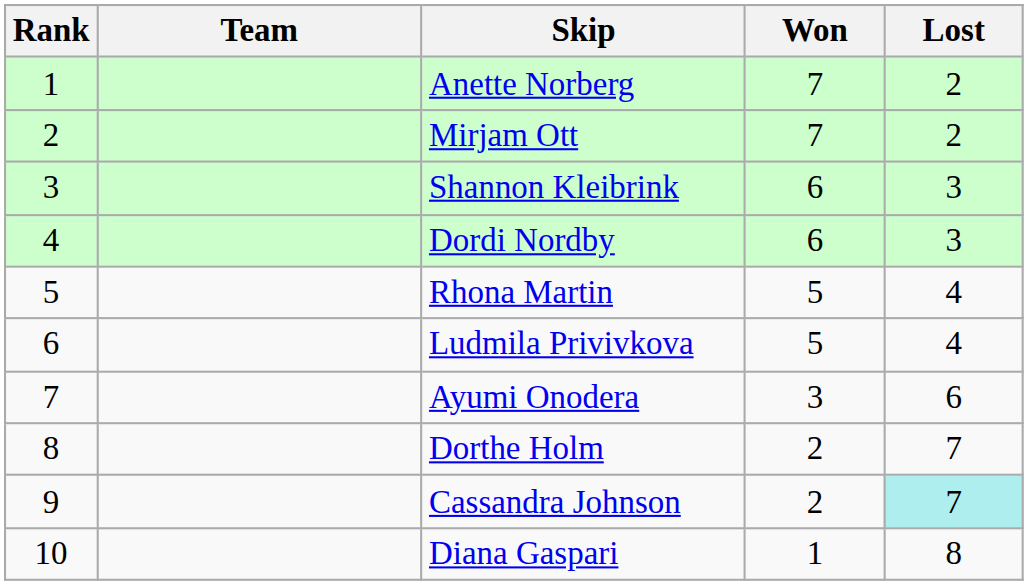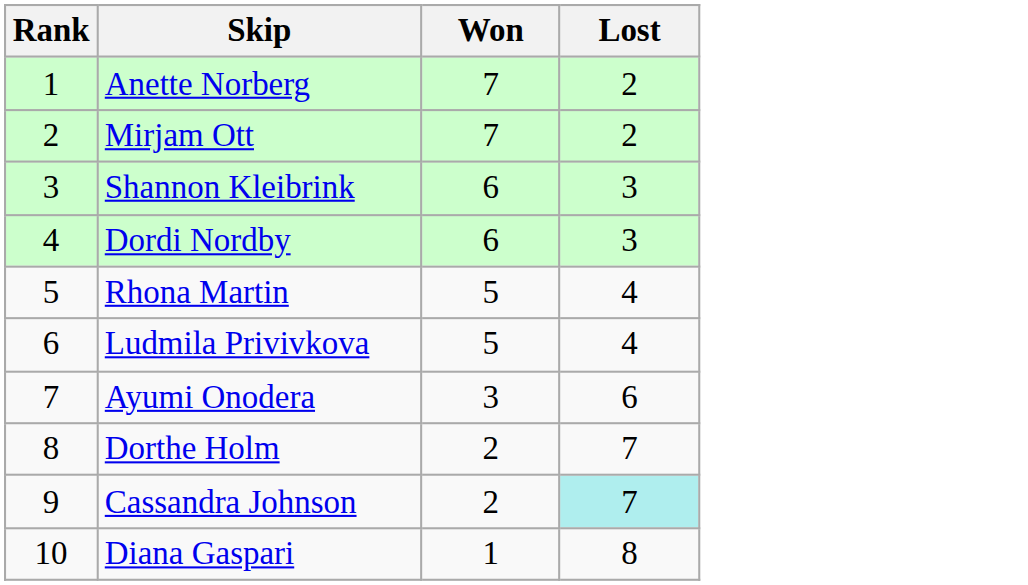- column: (259, 30)
